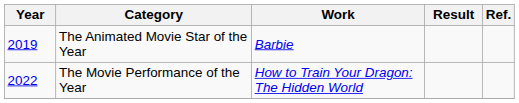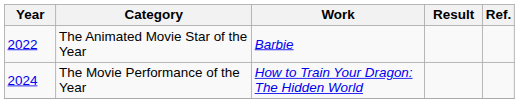(22, 44) 2019 -> (22, 44) 2022
(22, 80) 2022 -> (22, 80) 2024
